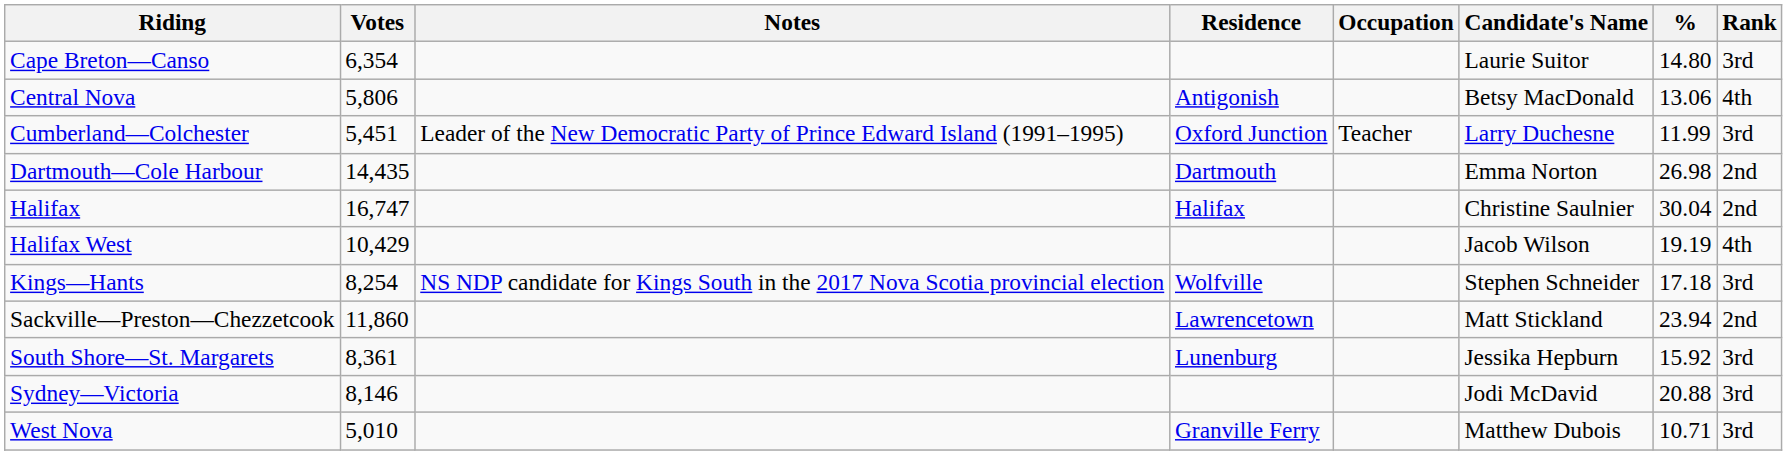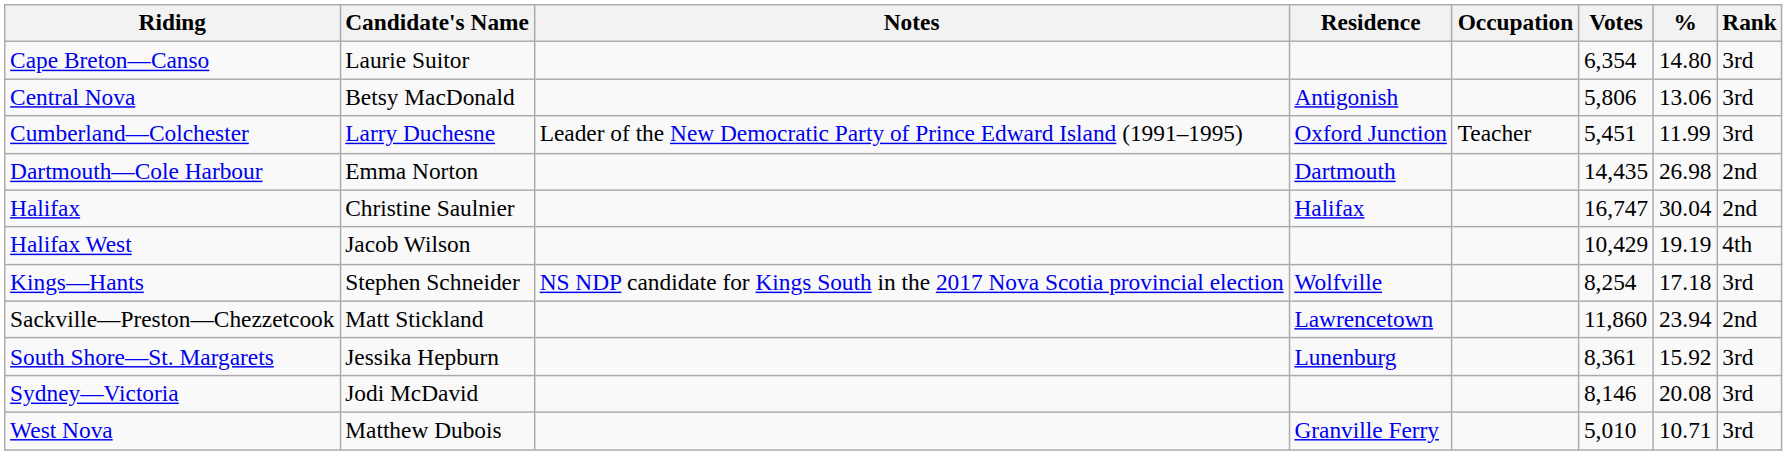columns swapped: (1556, 23) <-> (377, 23)
(1737, 97) 4th -> (1738, 97) 3rd
(1685, 393) 20.88 -> (1685, 393) 20.08
